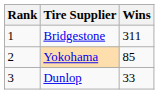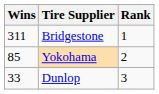columns swapped: (22, 14) <-> (137, 14)
